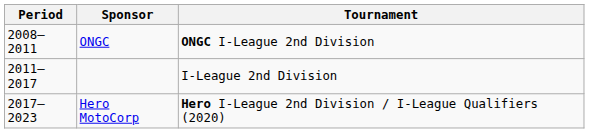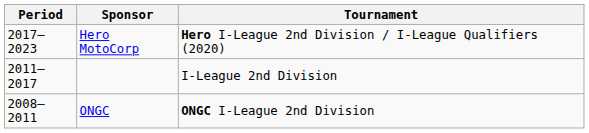rows swapped: (94, 42) <-> (109, 111)
